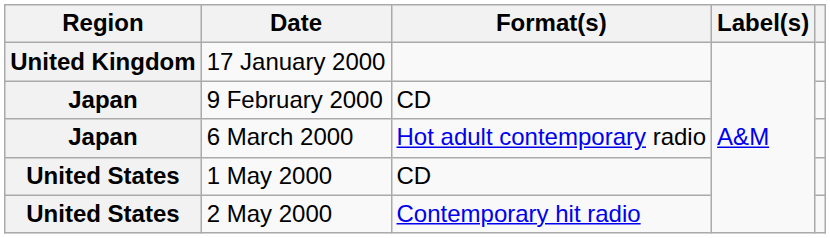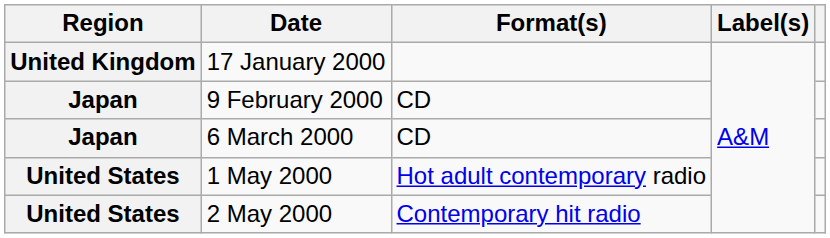(551, 137) Hot adult contemporary radio -> (414, 137) CD
(414, 175) CD -> (551, 175) Hot adult contemporary radio
